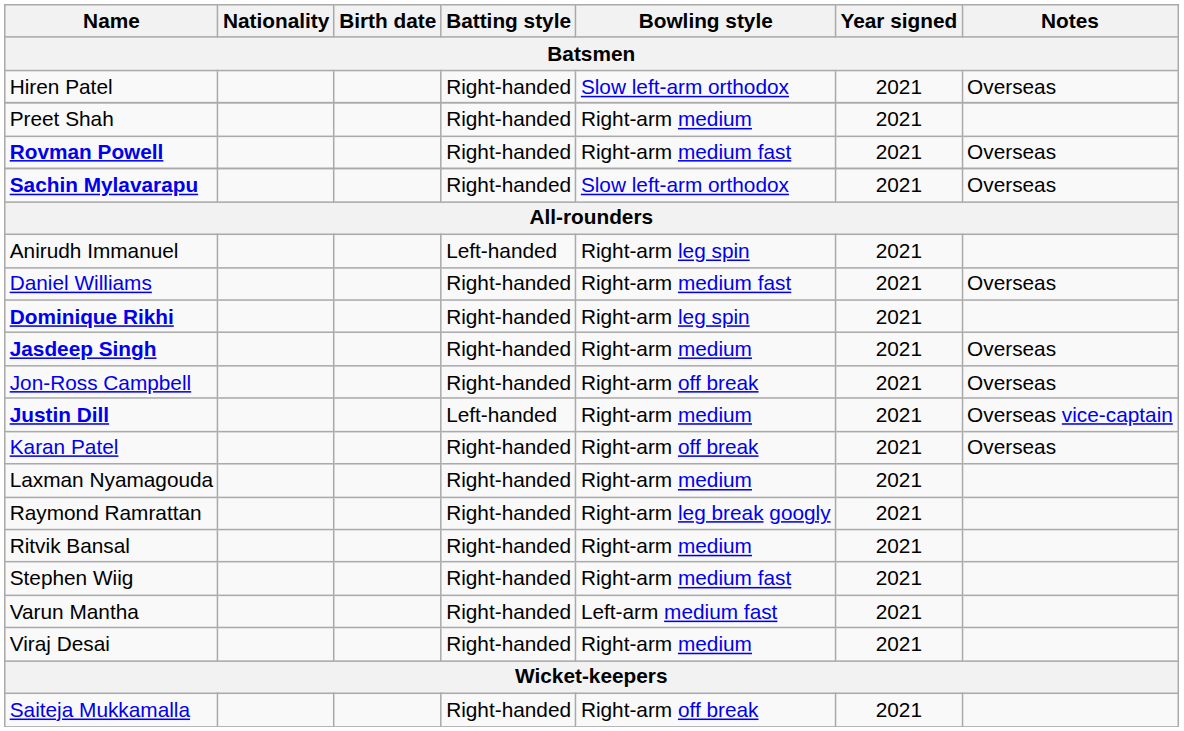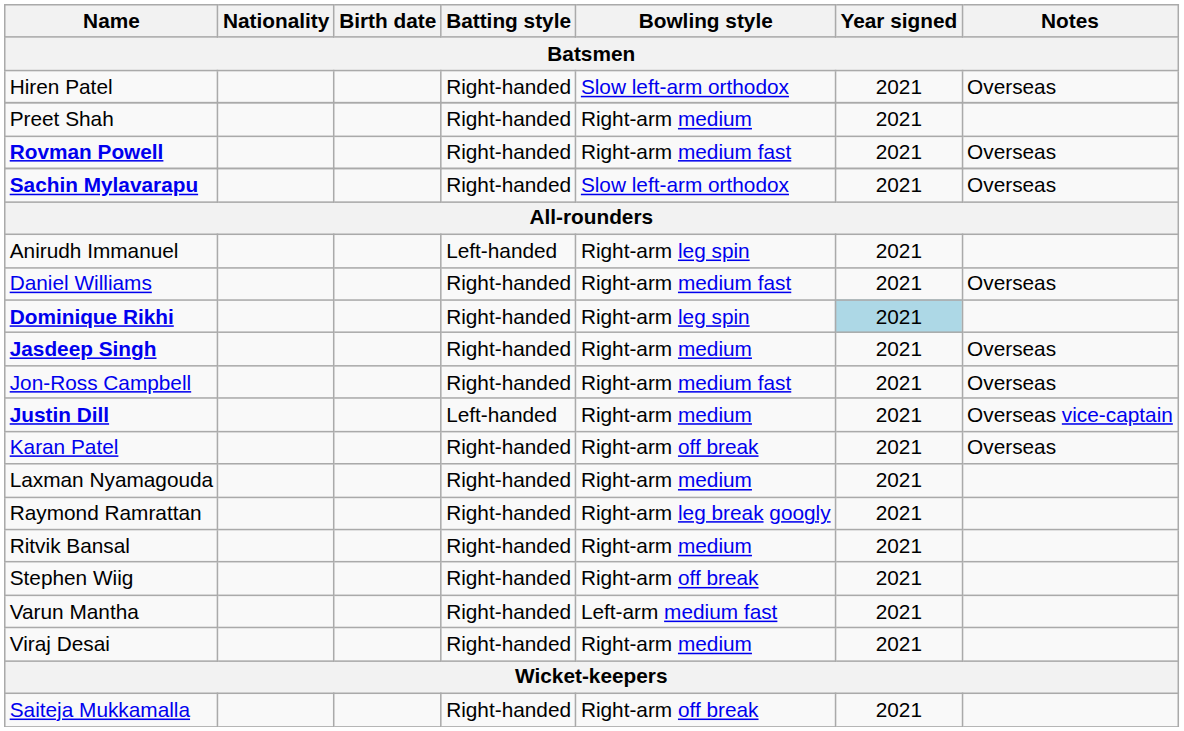(899, 316) no background -> (899, 316) lightblue background
(670, 382) Right-arm off break -> (686, 382) Right-arm medium fast
(686, 578) Right-arm medium fast -> (670, 578) Right-arm off break
